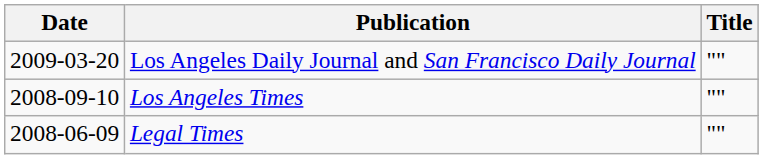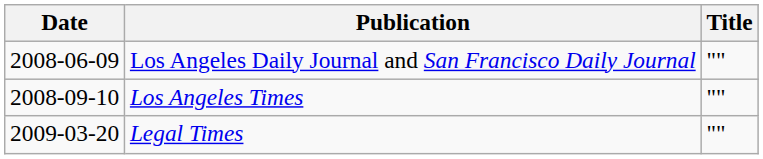(65, 60) 2009-03-20 -> (65, 60) 2008-06-09
(65, 134) 2008-06-09 -> (65, 134) 2009-03-20
